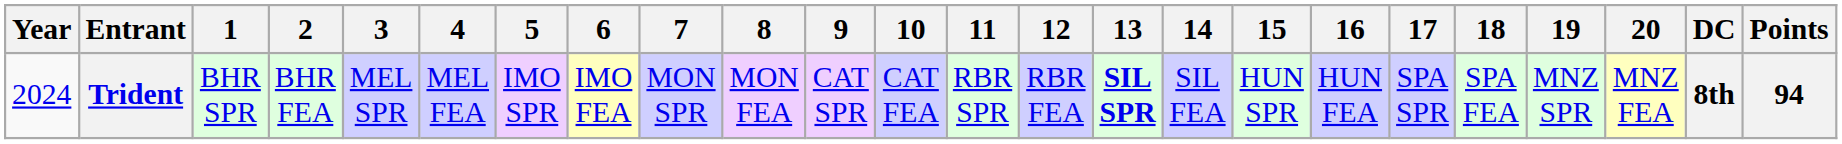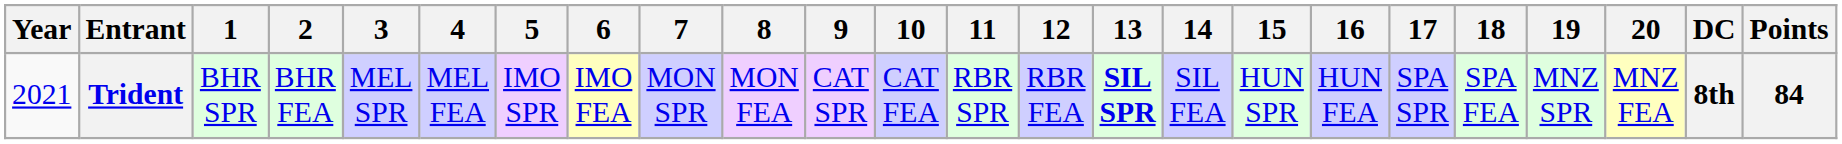(42, 94) 2024 -> (42, 94) 2021
(1789, 94) 94 -> (1789, 94) 84
